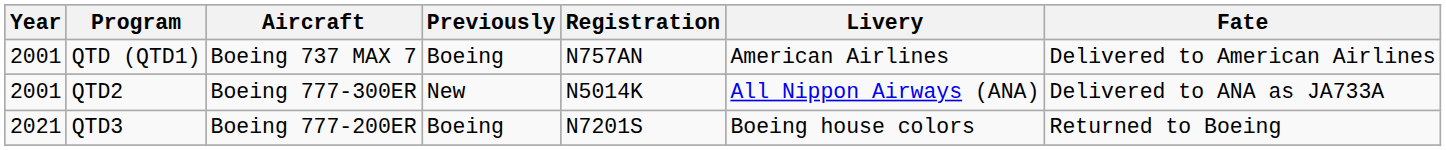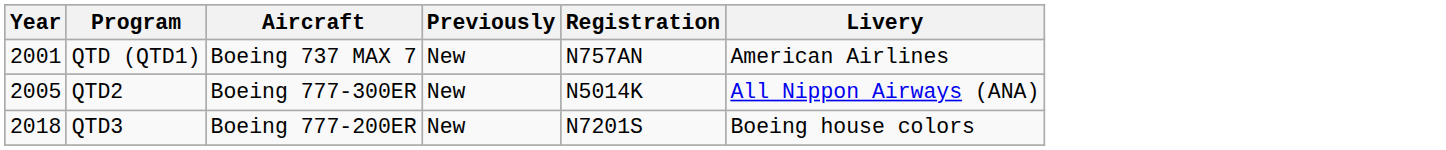- column: (1243, 22)
(465, 57) Boeing -> (446, 57) New
(36, 92) 2001 -> (36, 92) 2005
(36, 127) 2021 -> (36, 127) 2018
(465, 127) Boeing -> (446, 127) New
